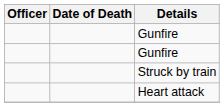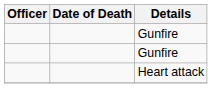- row: (27, 73)
